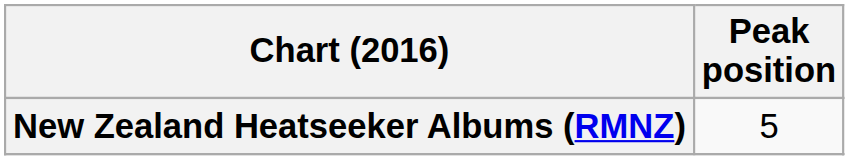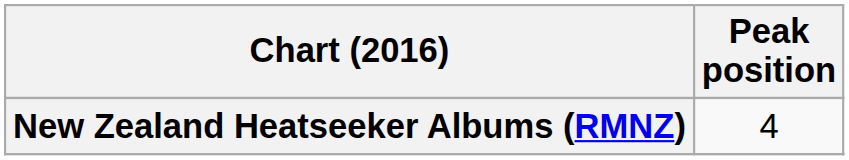(769, 125) 5 -> (769, 125) 4
